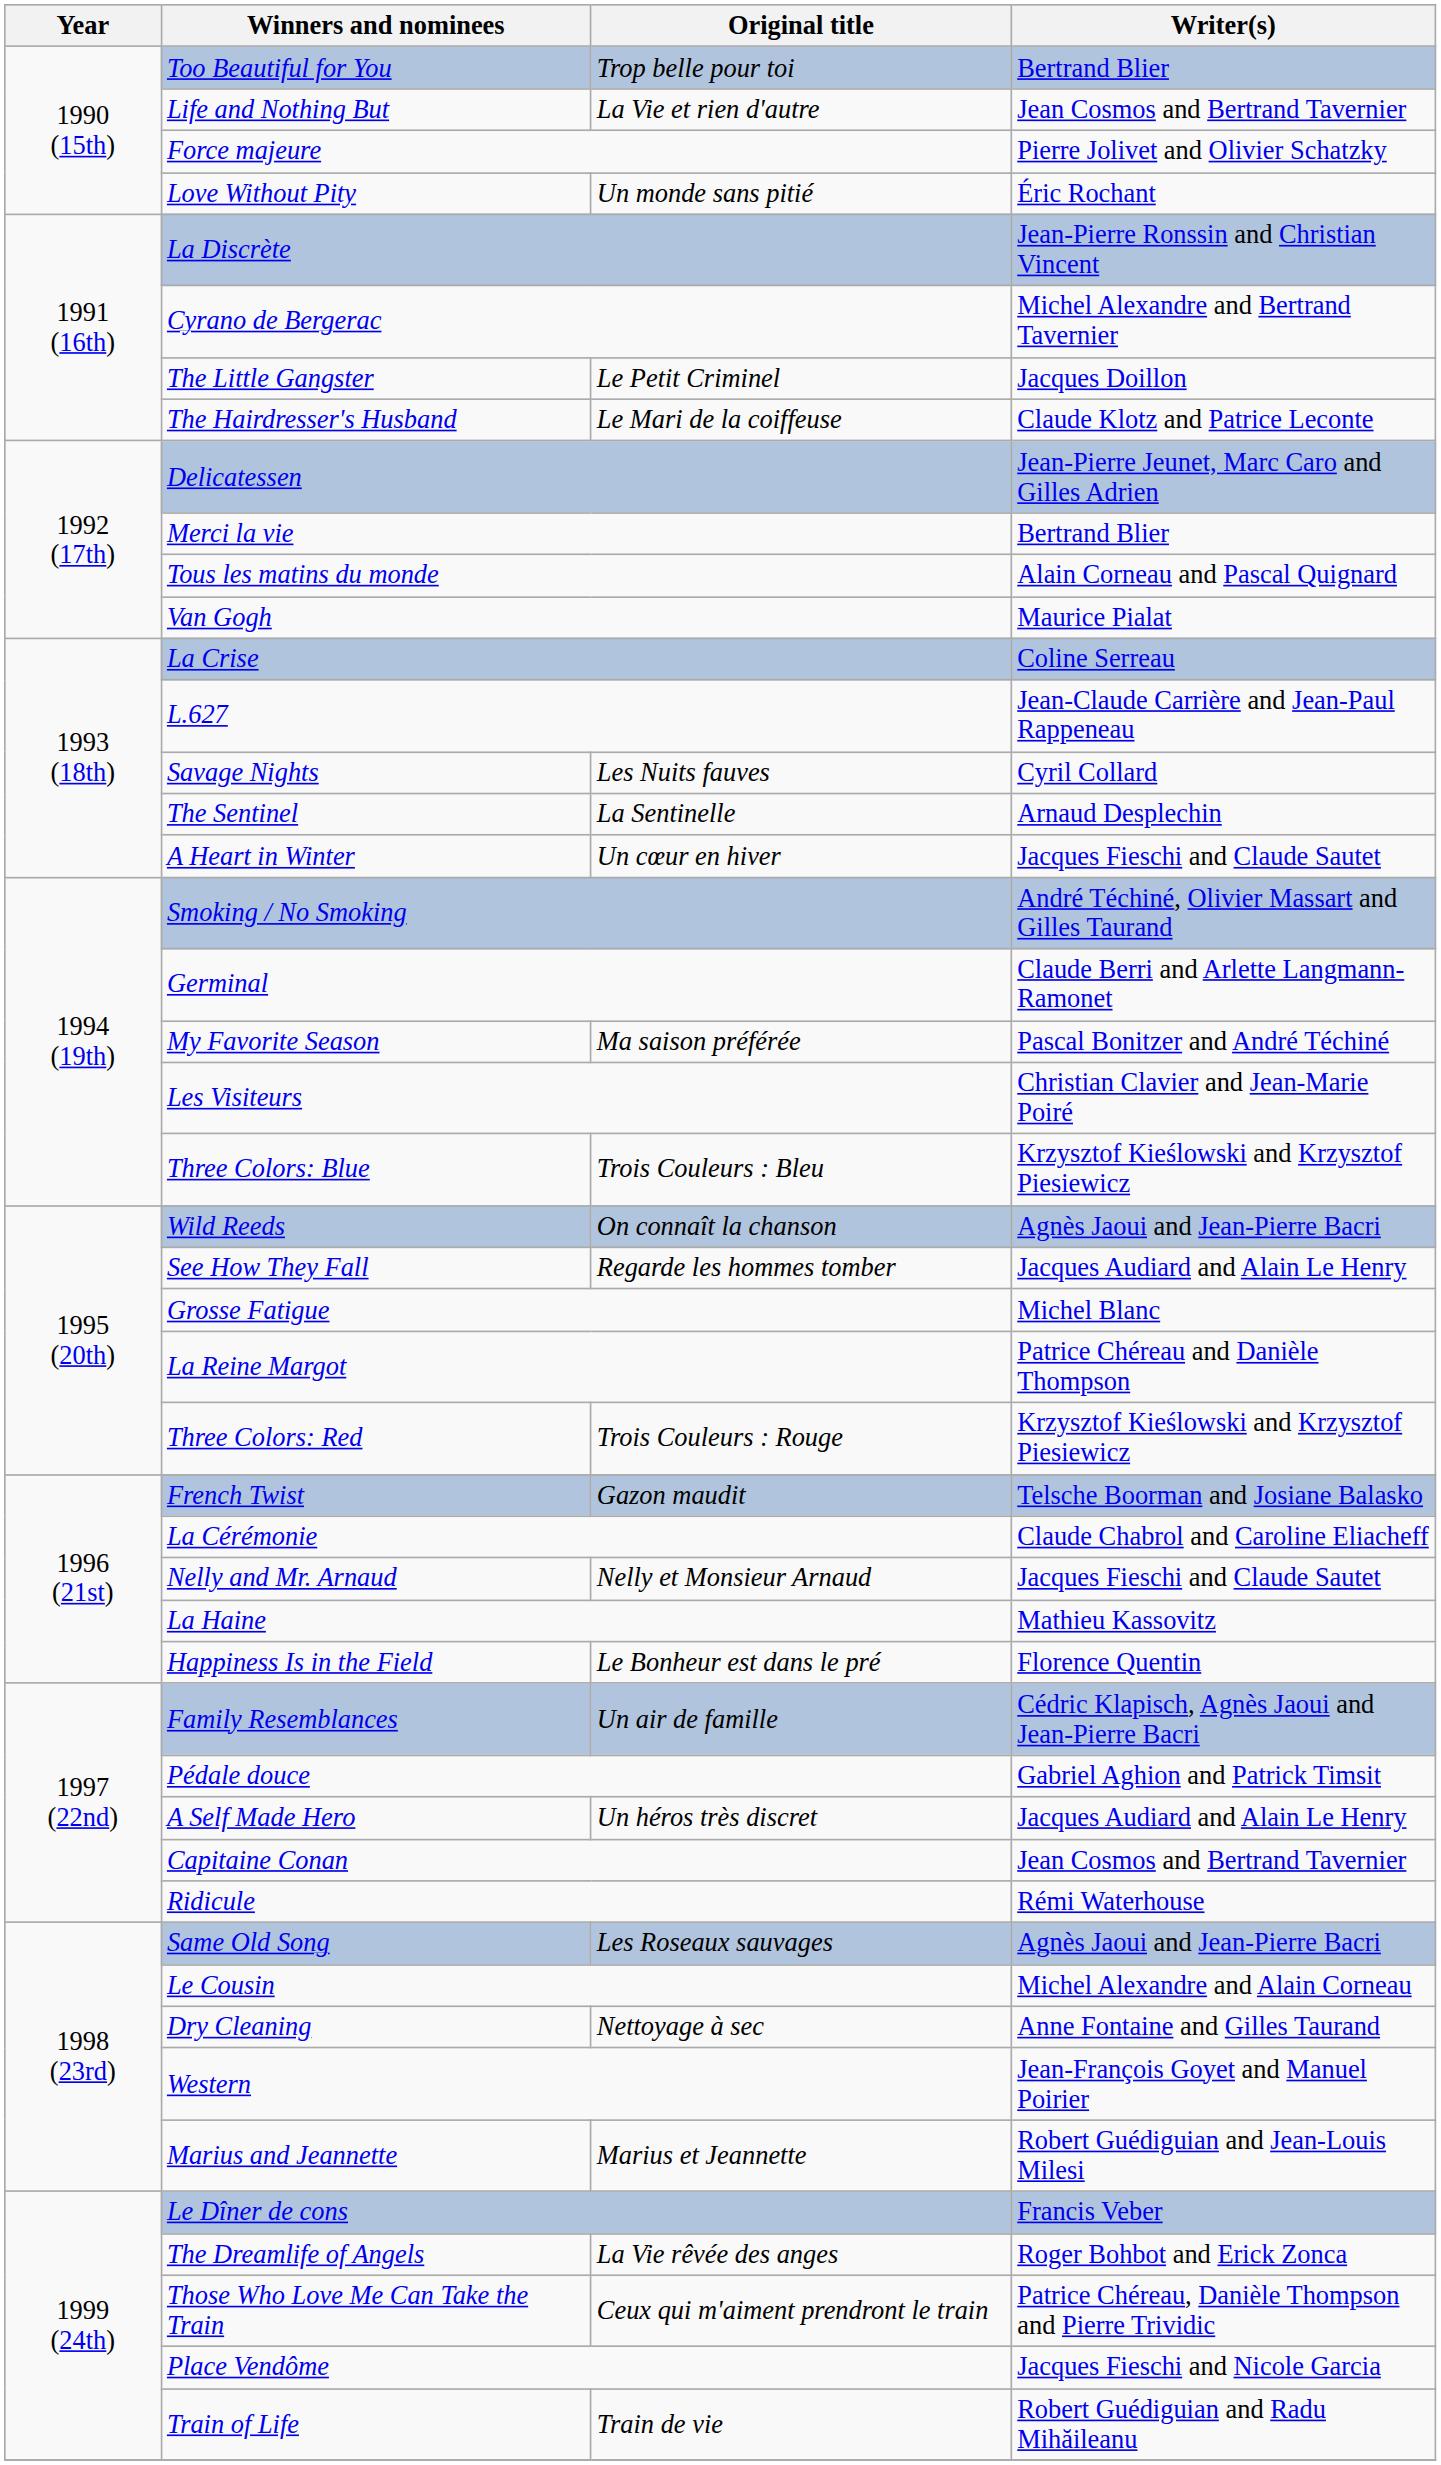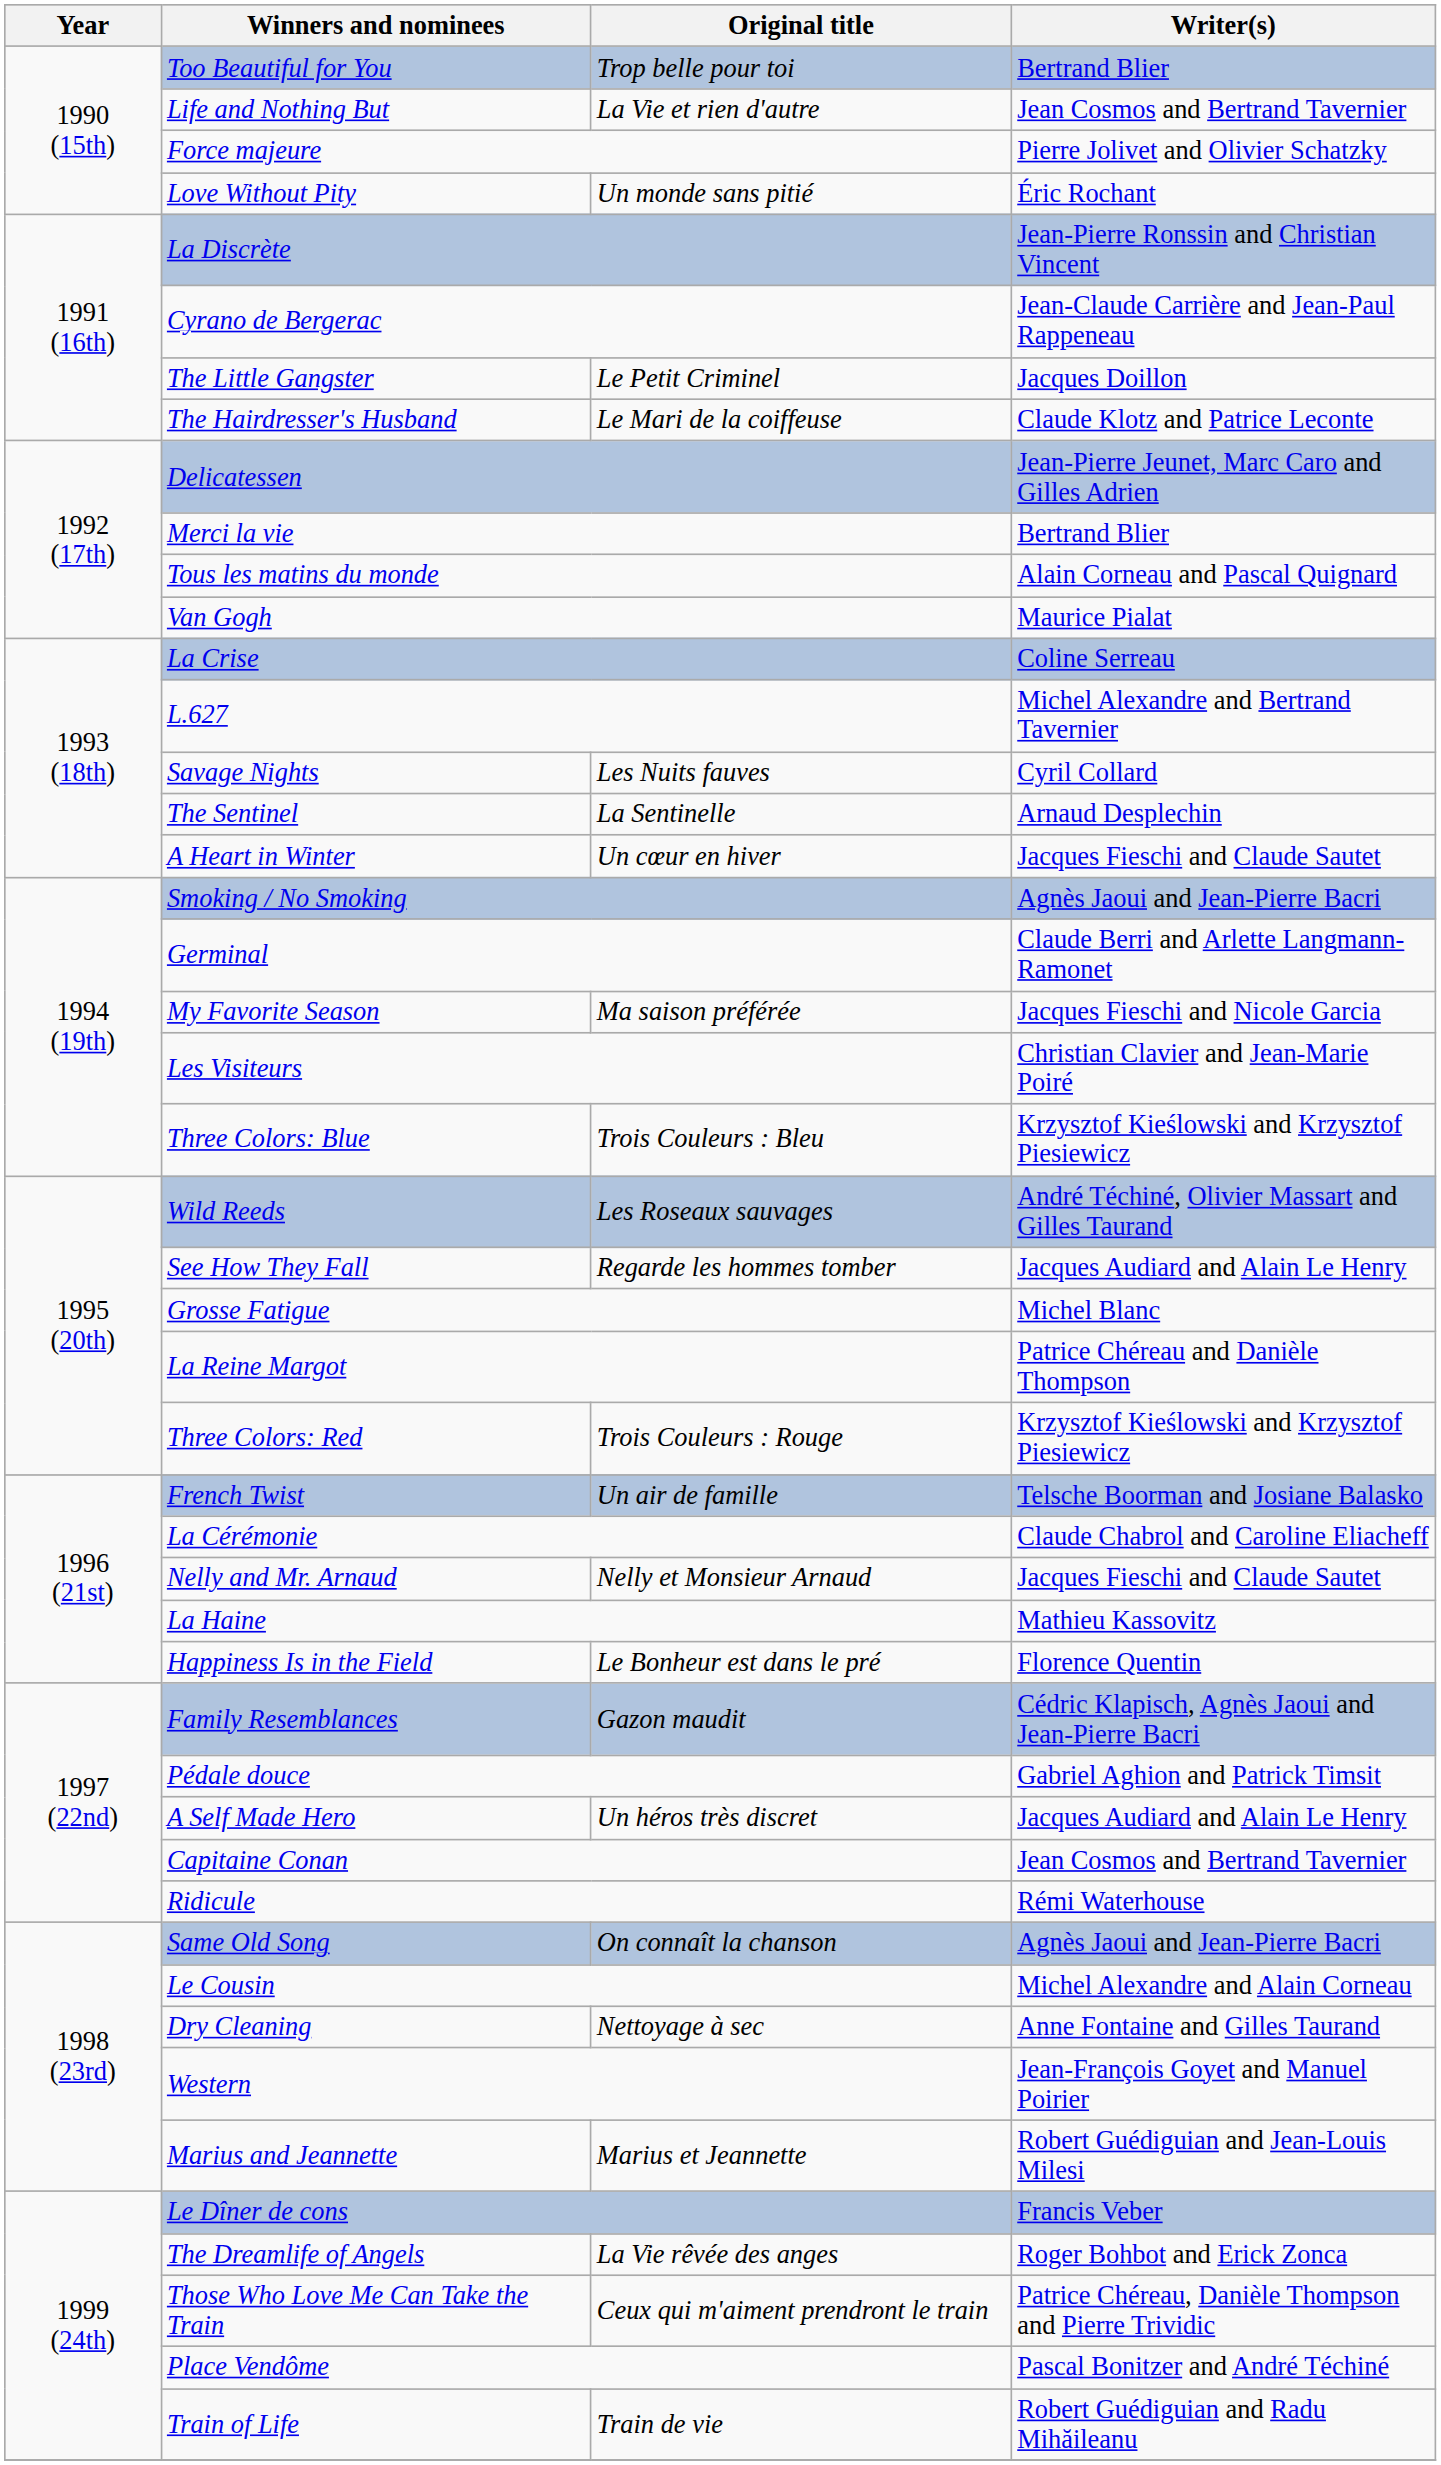(1184, 321) Michel Alexandre and Bertrand Tavernier -> (1206, 321) Jean-Claude Carrière and Jean-Paul Rappeneau
(1206, 715) Jean-Claude Carrière and Jean-Paul Rappeneau -> (1184, 715) Michel Alexandre and Bertrand Tavernier
(1207, 912) André Téchiné, Olivier Massart and Gilles Taurand -> (1199, 897) Agnès Jaoui and Jean-Pierre Bacri
(1203, 1041) Pascal Bonitzer and André Téchiné -> (1199, 1011) Jacques Fieschi and Nicole Garcia
(717, 1226) On connaît la chanson -> (715, 1211) Les Roseaux sauvages
(1199, 1226) Agnès Jaoui and Jean-Pierre Bacri -> (1207, 1211) André Téchiné, Olivier Massart and Gilles Taurand
(671, 1494) Gazon maudit -> (687, 1494) Un air de famille
(687, 1718) Un air de famille -> (671, 1718) Gazon maudit
(715, 1943) Les Roseaux sauvages -> (717, 1943) On connaît la chanson
(1199, 2367) Jacques Fieschi and Nicole Garcia -> (1203, 2367) Pascal Bonitzer and André Téchiné
